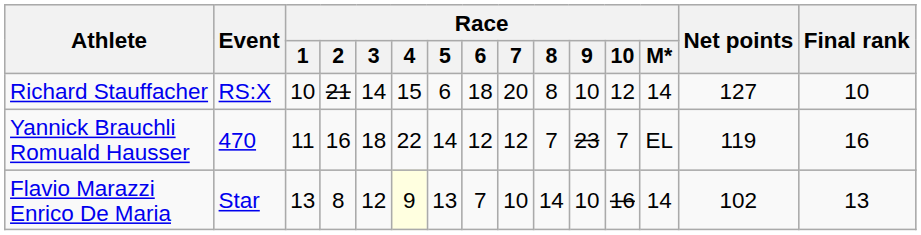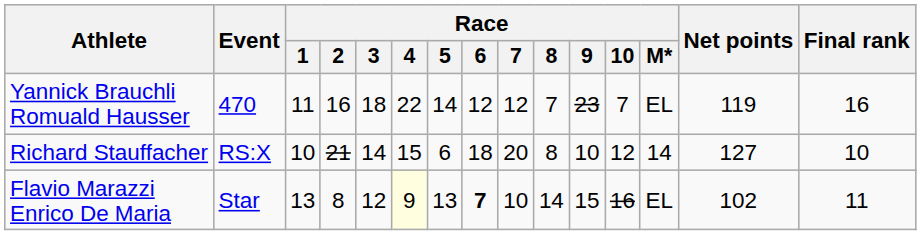rows swapped: (109, 92) <-> (100, 140)
(480, 200) normal -> (480, 200) bold
(587, 200) 10 -> (587, 200) 15
(659, 200) 14 -> (659, 200) EL
(857, 200) 13 -> (857, 200) 11
